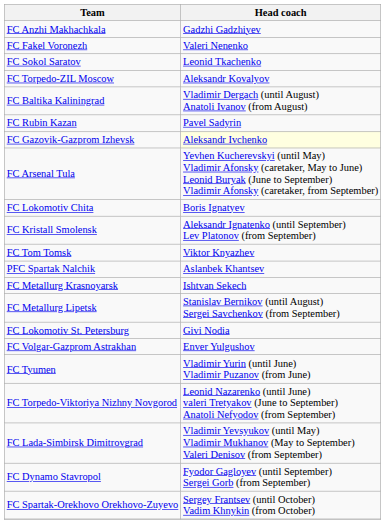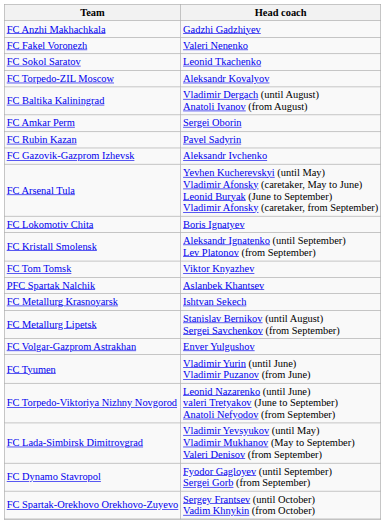+ row: (41, 123)
(225, 139) lightyellow background -> (225, 156) no background
- row: (68, 330)
